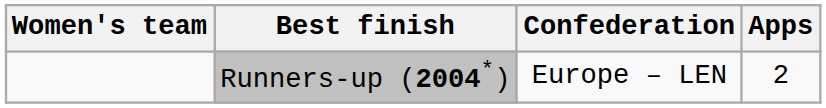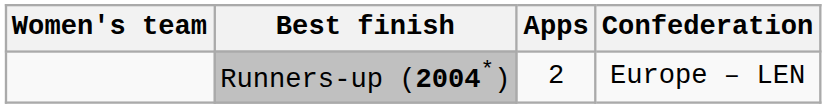columns swapped: (781, 28) <-> (629, 28)
